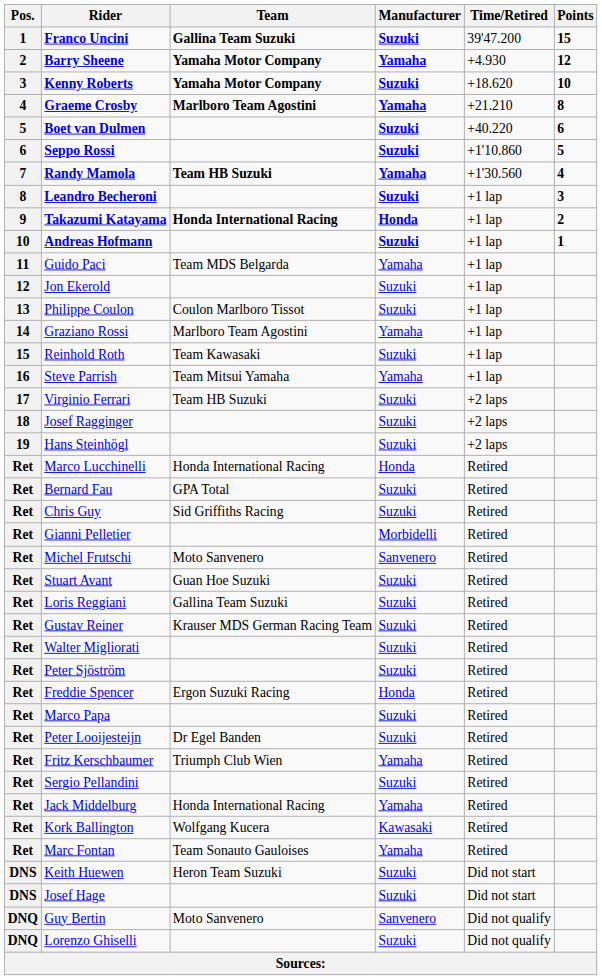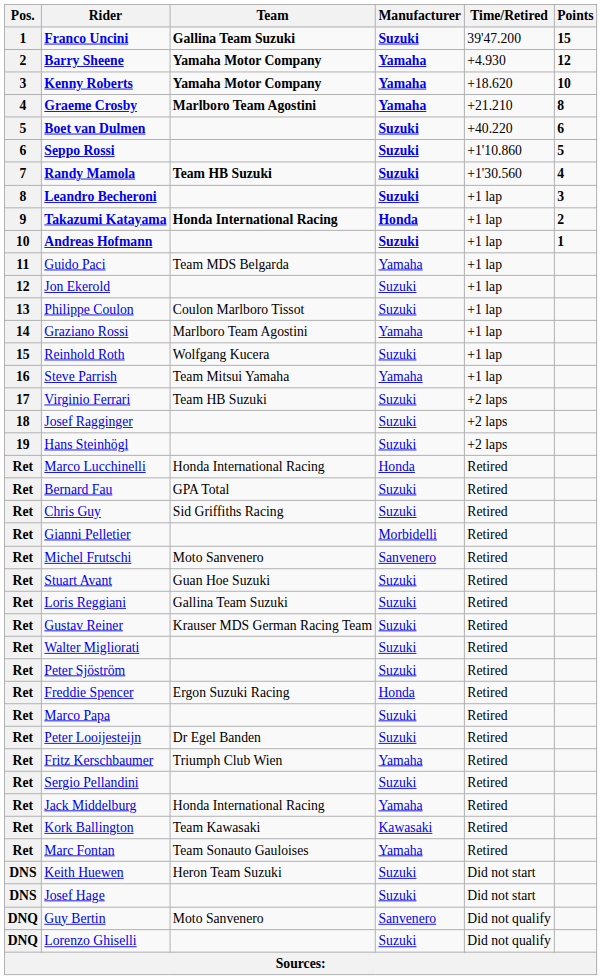(399, 83) Suzuki -> (402, 83) Yamaha
(402, 173) Yamaha -> (399, 173) Suzuki
(217, 354) Team Kawasaki -> (221, 354) Wolfgang Kucera
(221, 827) Wolfgang Kucera -> (217, 827) Team Kawasaki
